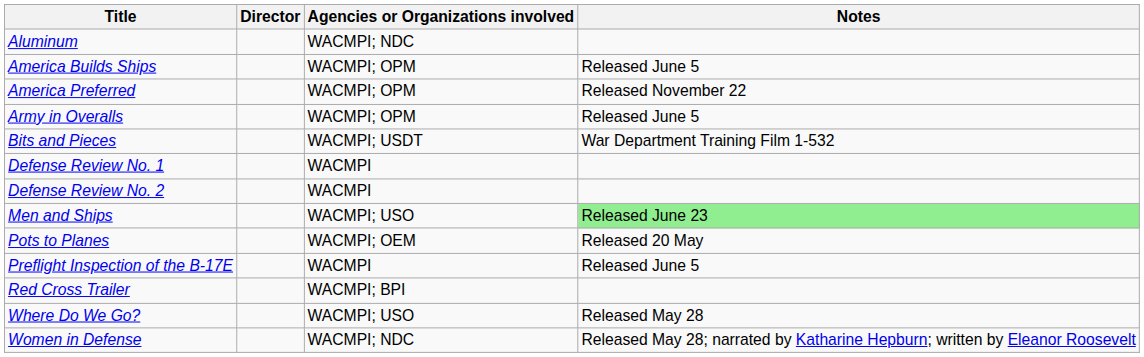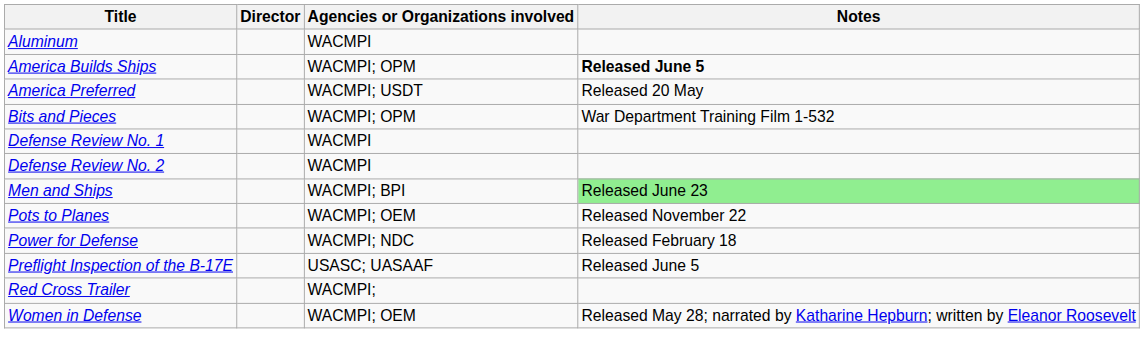(361, 41) WACMPI; NDC -> (340, 41) WACMPI
(640, 66) normal -> (643, 66) bold
(362, 91) WACMPI; OPM -> (365, 91) WACMPI; USDT
(664, 91) Released November 22 -> (642, 91) Released 20 May
- row: (66, 116)
(365, 141) WACMPI; USDT -> (362, 116) WACMPI; OPM
(361, 215) WACMPI; USO -> (357, 191) WACMPI; BPI
(642, 240) Released 20 May -> (664, 215) Released November 22
+ row: (73, 240)
(340, 265) WACMPI -> (370, 265) USASC; UASAAF
(357, 290) WACMPI; BPI -> (342, 290) WACMPI;
- row: (74, 315)
(361, 340) WACMPI; NDC -> (362, 315) WACMPI; OEM
